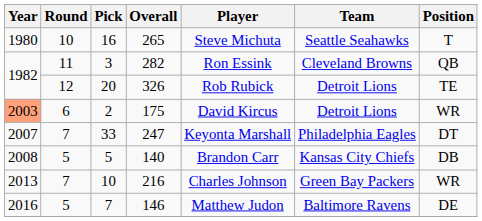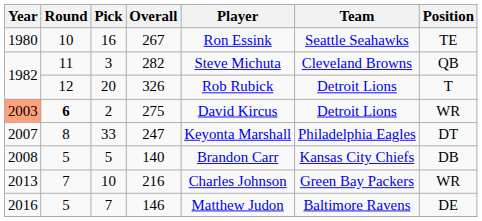(153, 39) 265 -> (153, 39) 267
(238, 39) Steve Michuta -> (238, 39) Ron Essink
(448, 39) T -> (448, 39) TE
(238, 63) Ron Essink -> (238, 63) Steve Michuta
(448, 87) TE -> (448, 87) T
(66, 110) normal -> (66, 110) bold
(153, 110) 175 -> (153, 110) 275
(66, 134) 7 -> (66, 134) 8
